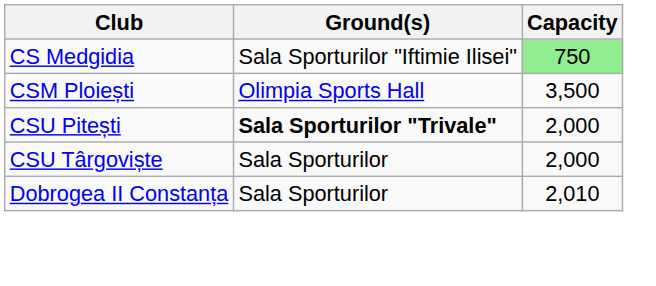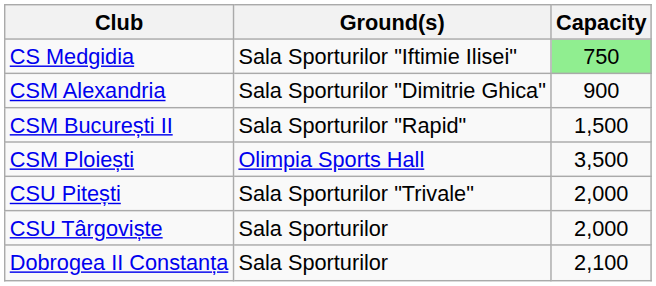+ row: (88, 91)
+ row: (91, 125)
(368, 125) bold -> (356, 194) normal
(572, 194) 2,010 -> (601, 263) 2,100
